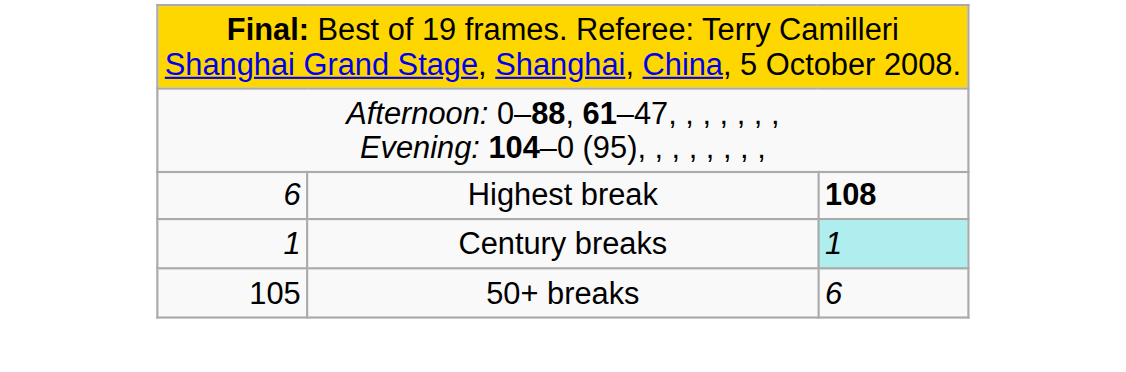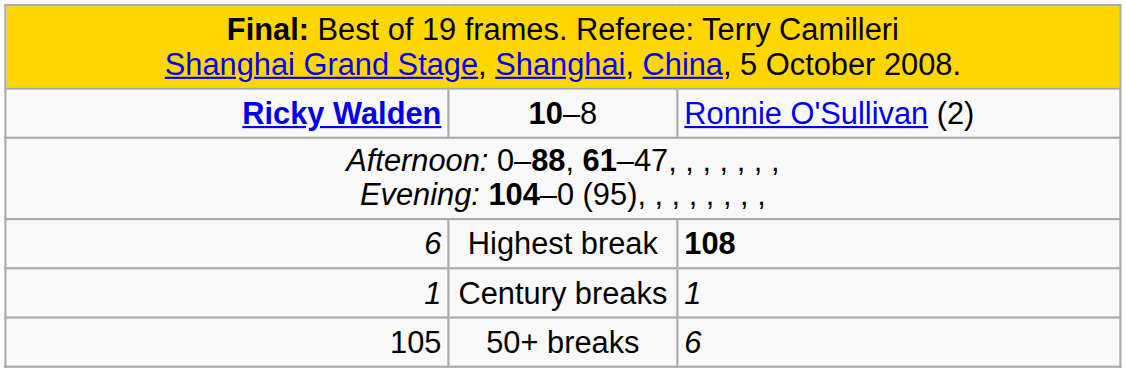+ row: (563, 113)
(834, 244) paleturquoise background -> (693, 293) no background
